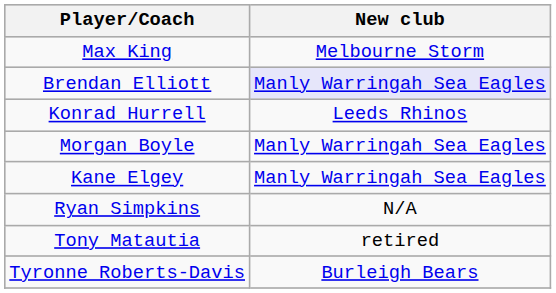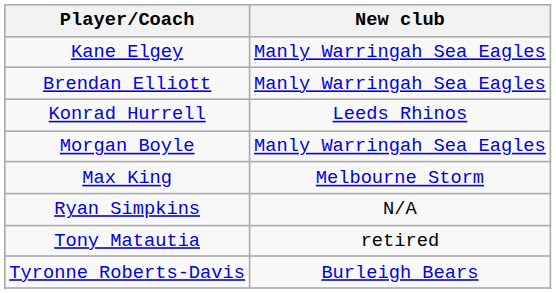rows swapped: (127, 177) <-> (127, 52)
(400, 83) lavender background -> (400, 83) no background
